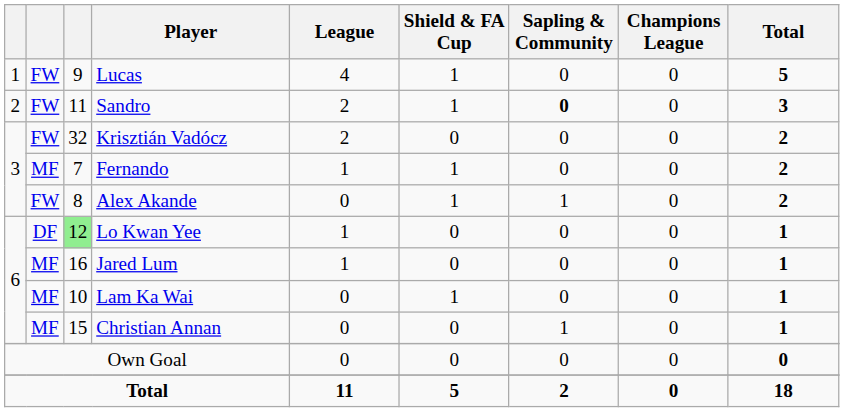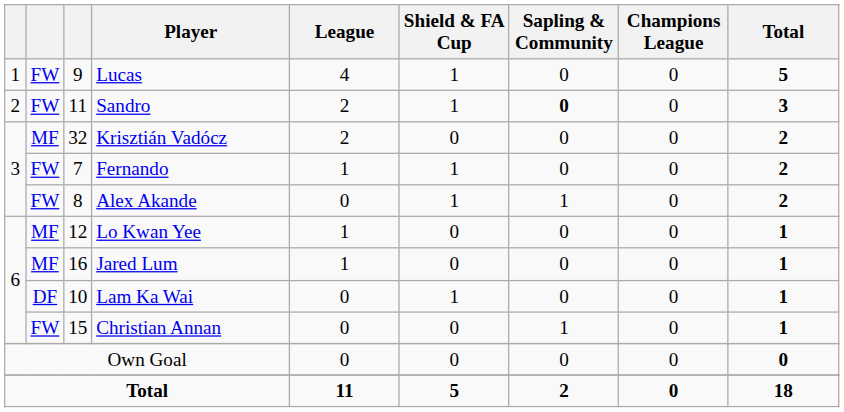(45, 137) FW -> (45, 137) MF
(45, 169) MF -> (45, 169) FW
(45, 232) DF -> (45, 232) MF
(78, 232) lightgreen background -> (78, 232) no background
(45, 295) MF -> (45, 295) DF
(45, 327) MF -> (45, 327) FW
